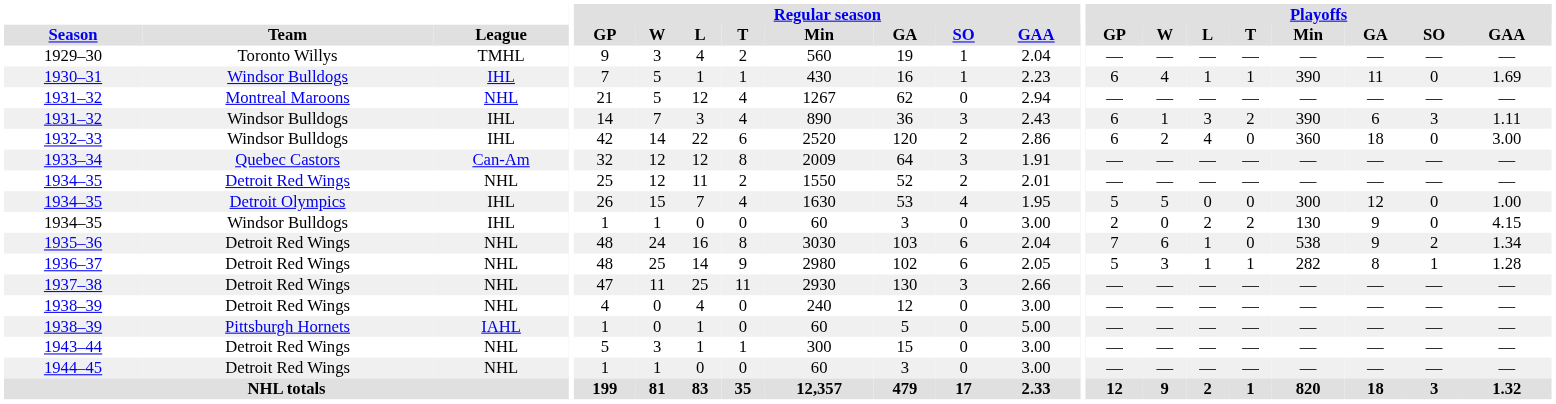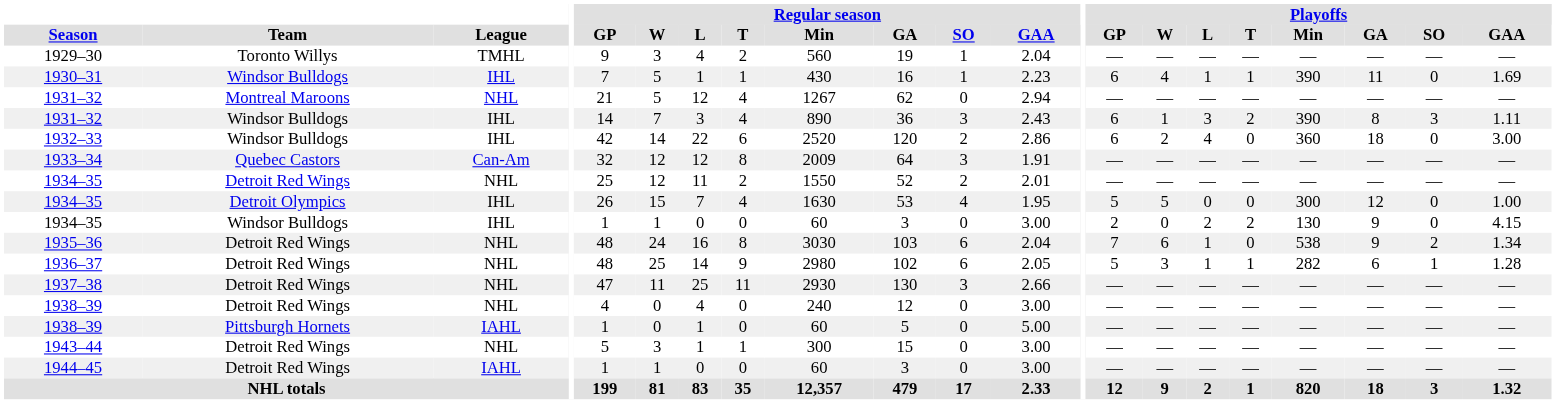(1375, 118) 6 -> (1375, 118) 8
(1375, 263) 8 -> (1375, 263) 6
(501, 367) NHL -> (501, 367) IAHL
